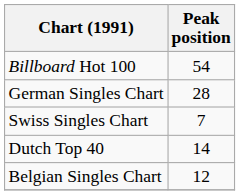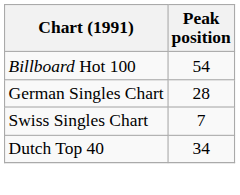(201, 148) 14 -> (201, 148) 34
- row: (85, 176)
